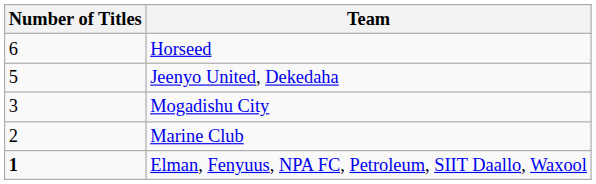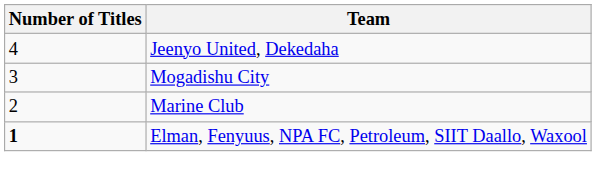- row: (181, 48)
(13, 77) 5 -> (13, 48) 4
